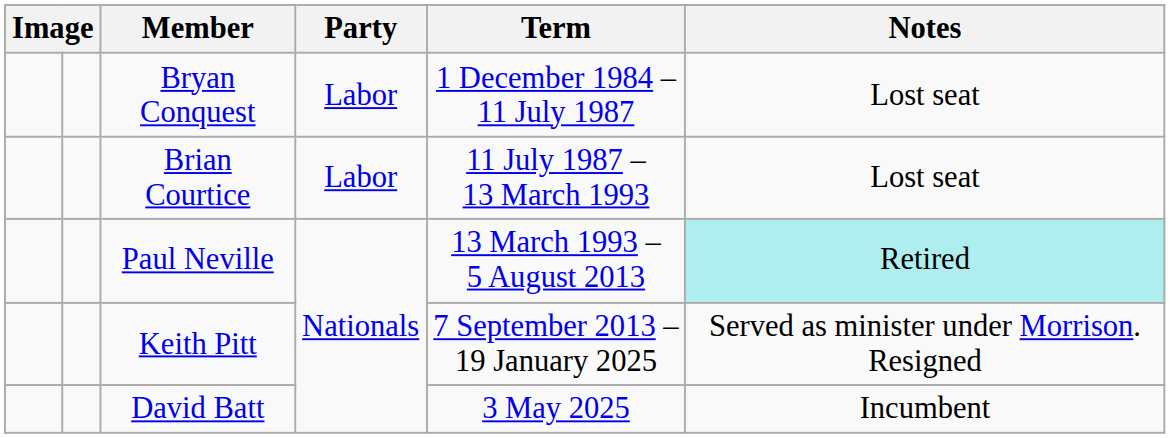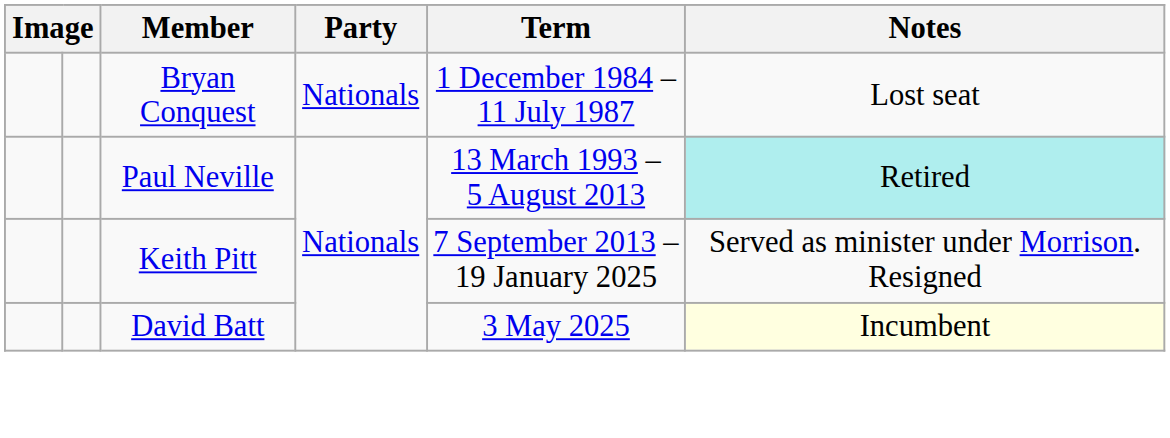(361, 94) Labor -> (361, 94) Nationals
- row: (198, 177)
(925, 408) no background -> (925, 325) lightyellow background
